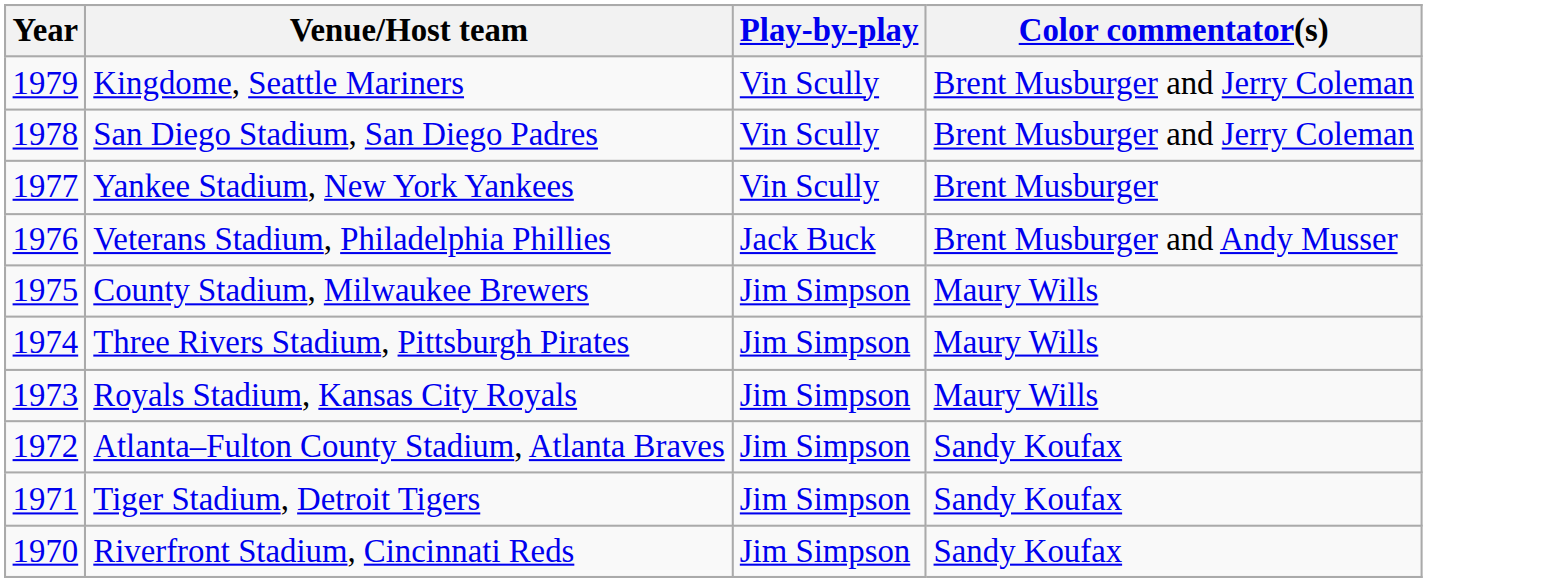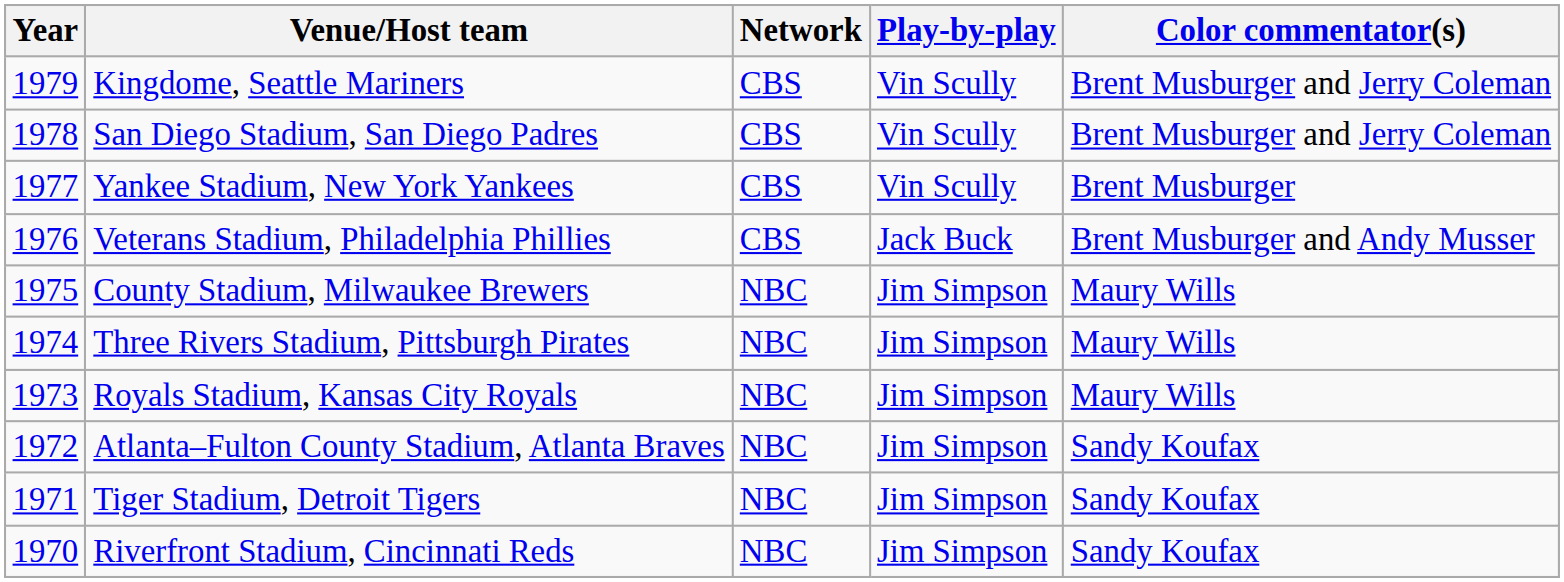+ column: (801, 30)
